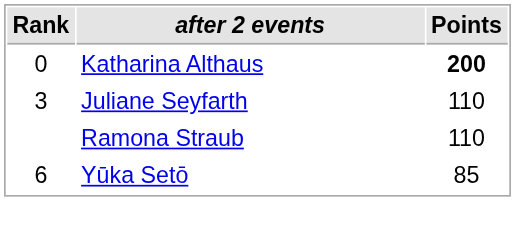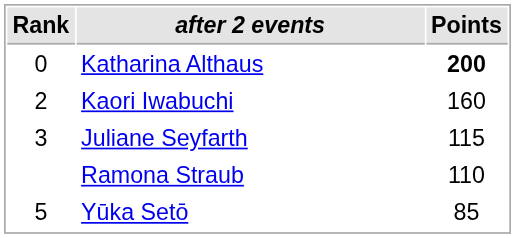+ row: (157, 101)
(466, 101) 110 -> (466, 138) 115
(41, 176) 6 -> (41, 213) 5
